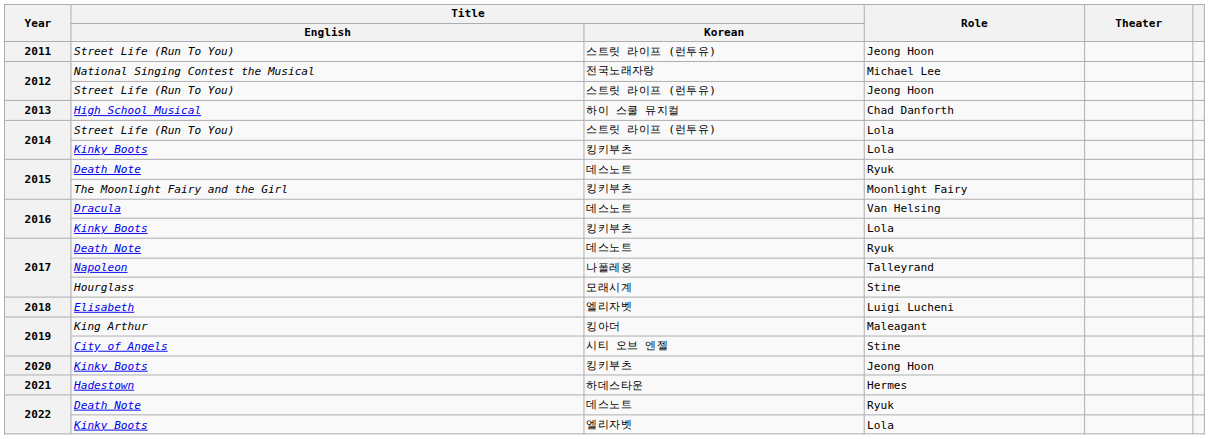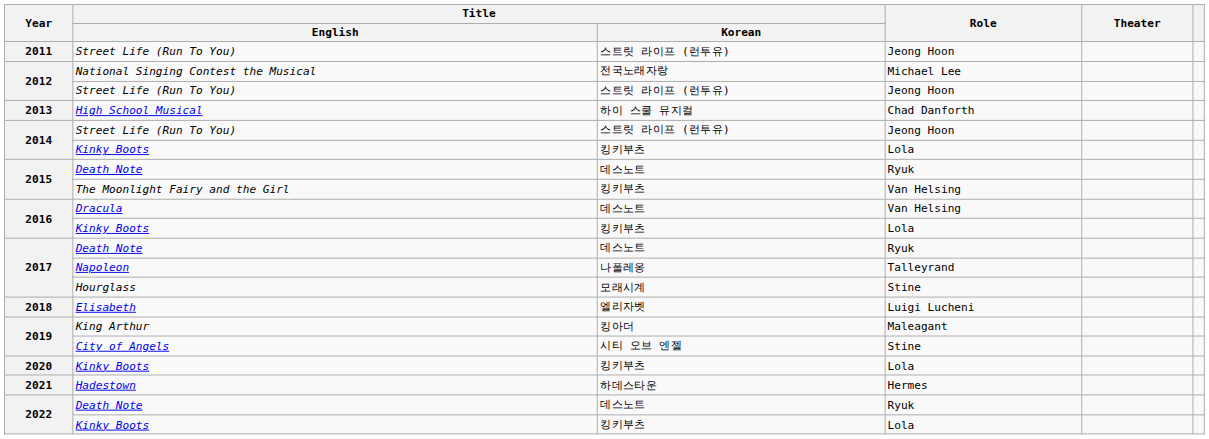(880, 130) Lola -> (921, 130) Jeong Hoon
(917, 189) Moonlight Fairy -> (924, 189) Van Helsing
(901, 366) Jeong Hoon -> (901, 366) Lola
(609, 424) 엘리자벳 -> (623, 424) 킹키부츠
